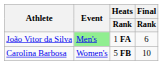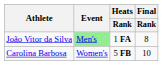(146, 39) 6 -> (146, 39) 8
